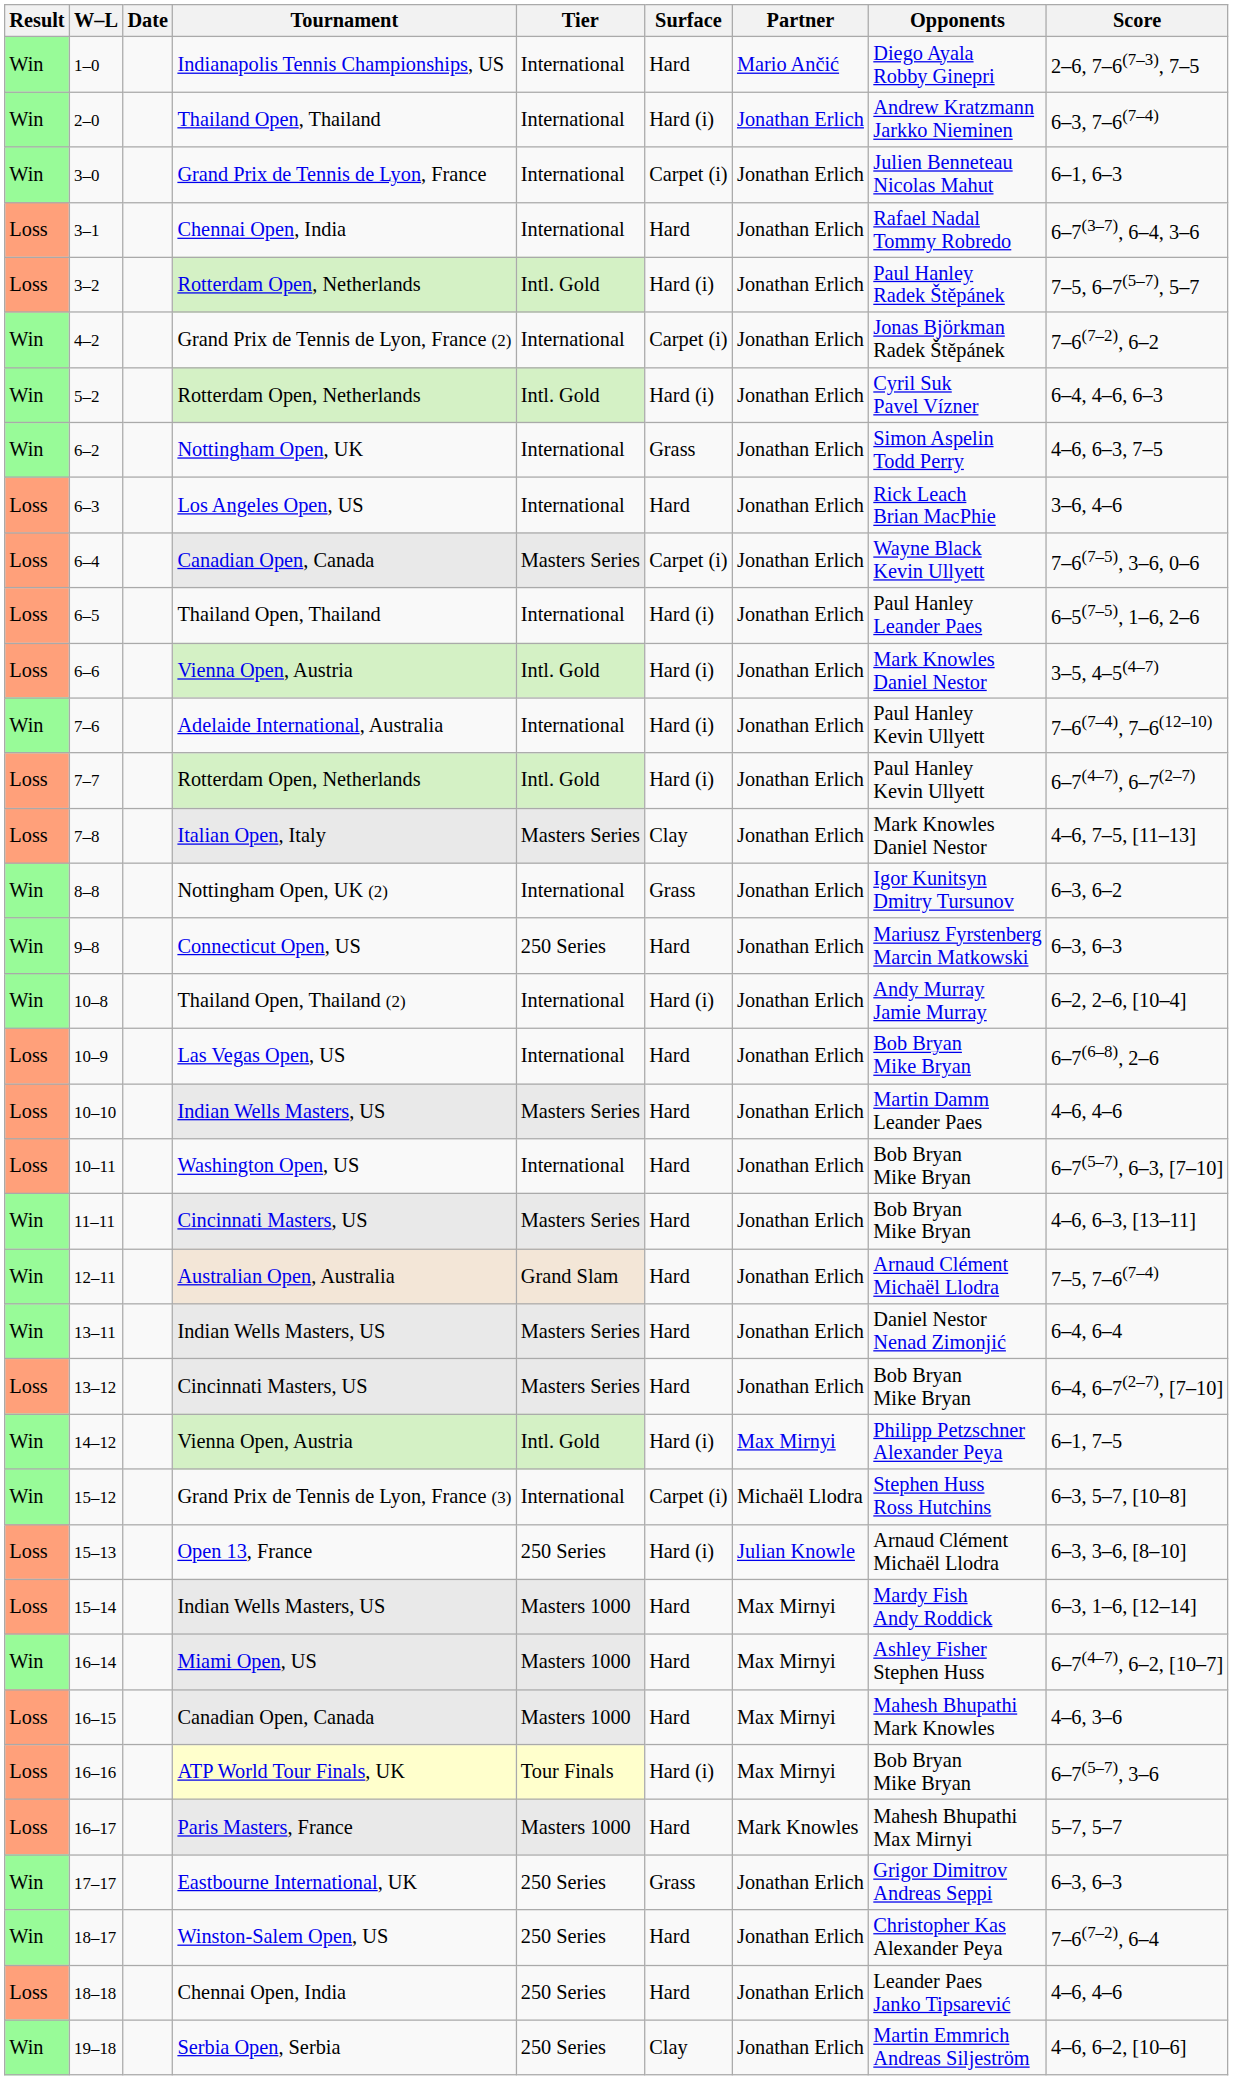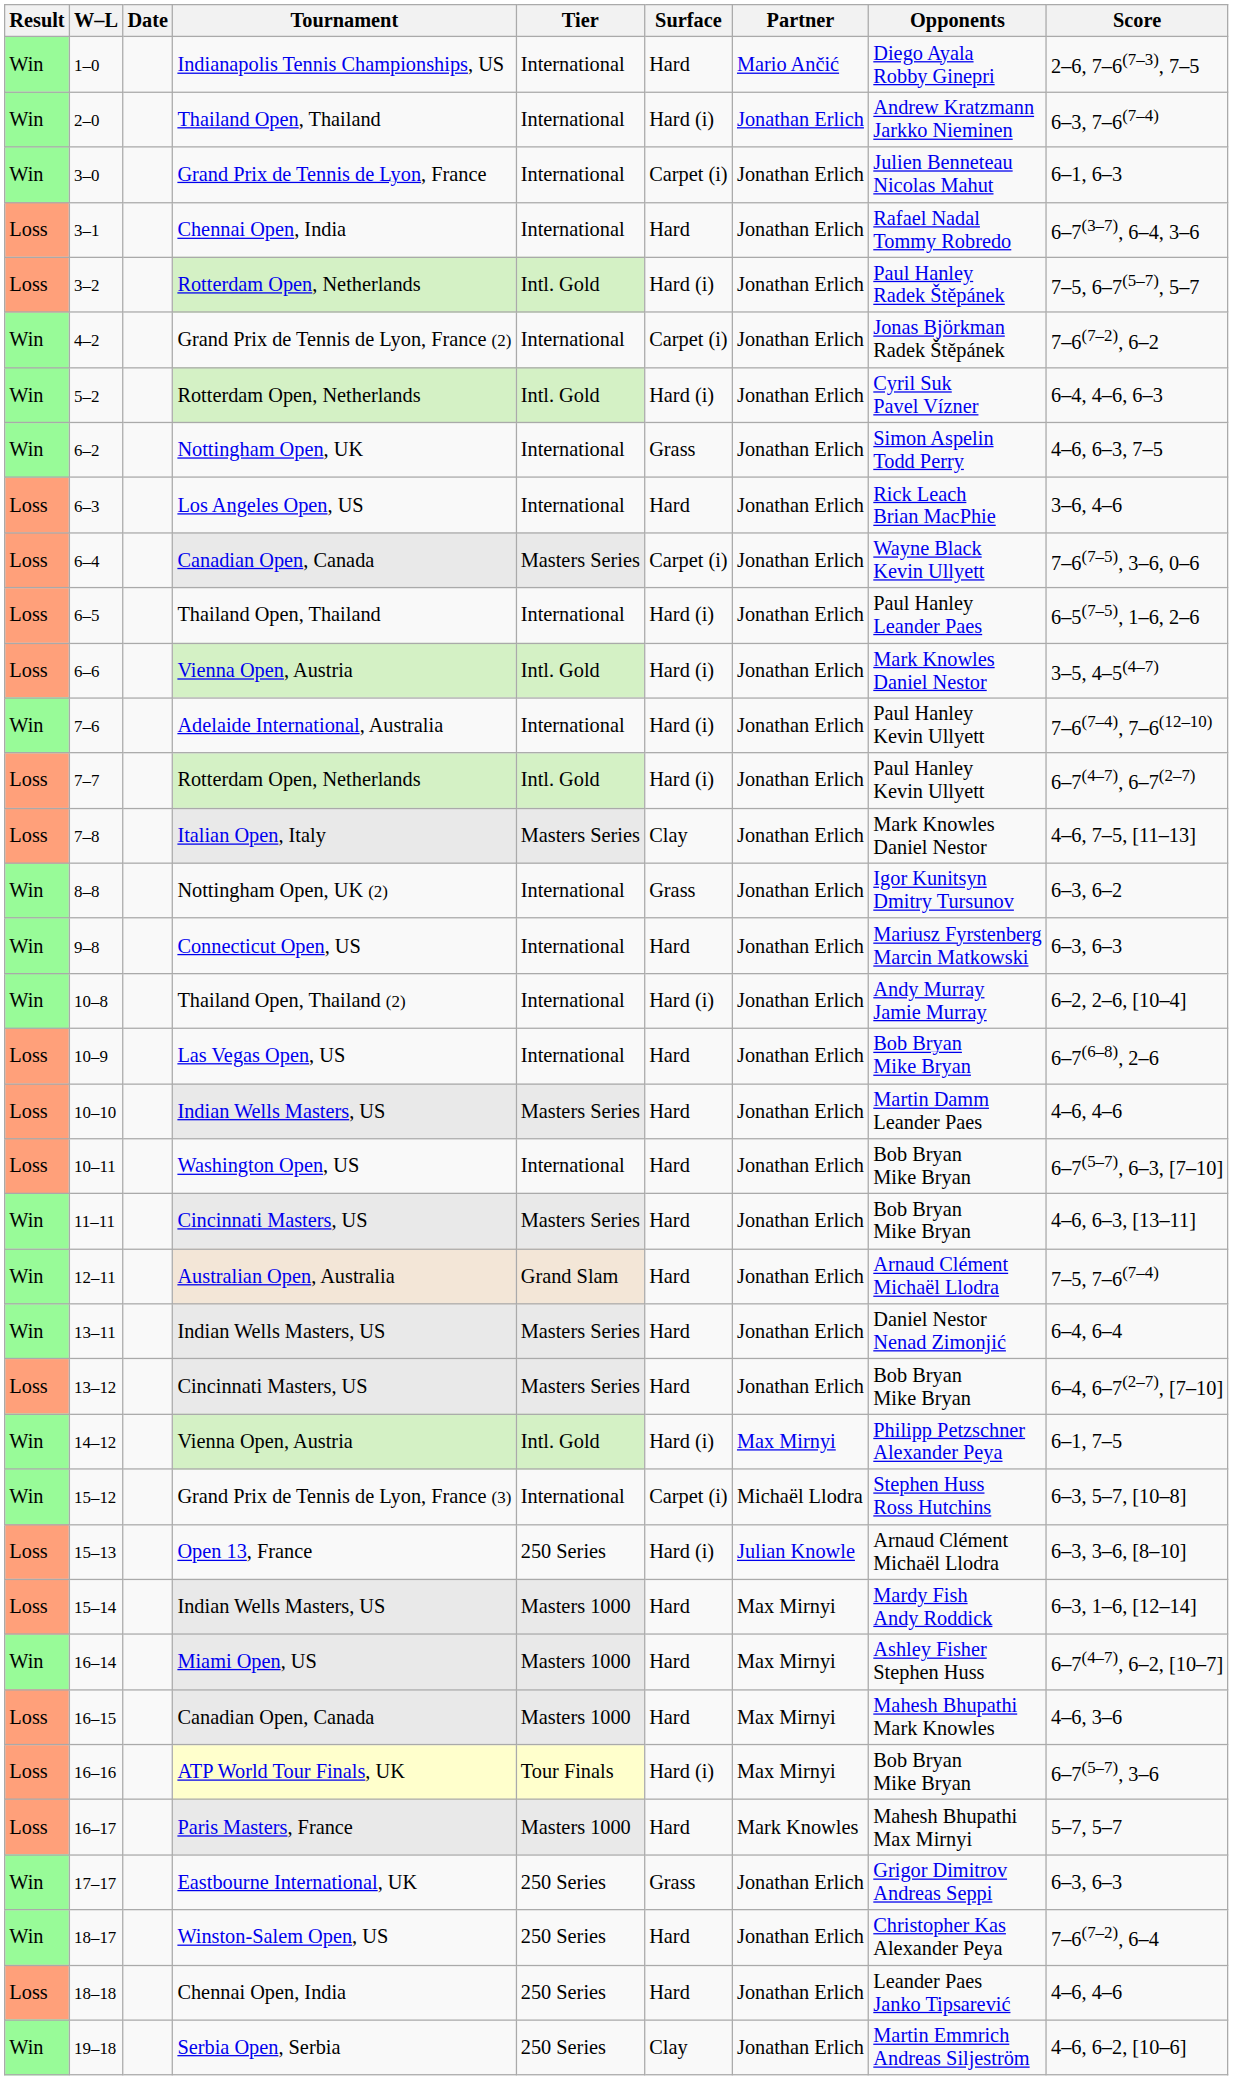(563, 945) 250 Series -> (573, 945) International
